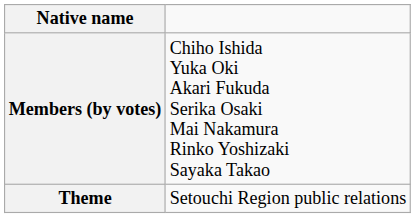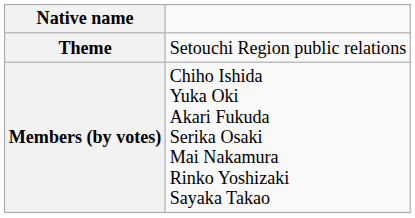rows swapped: (85, 198) <-> (85, 108)
